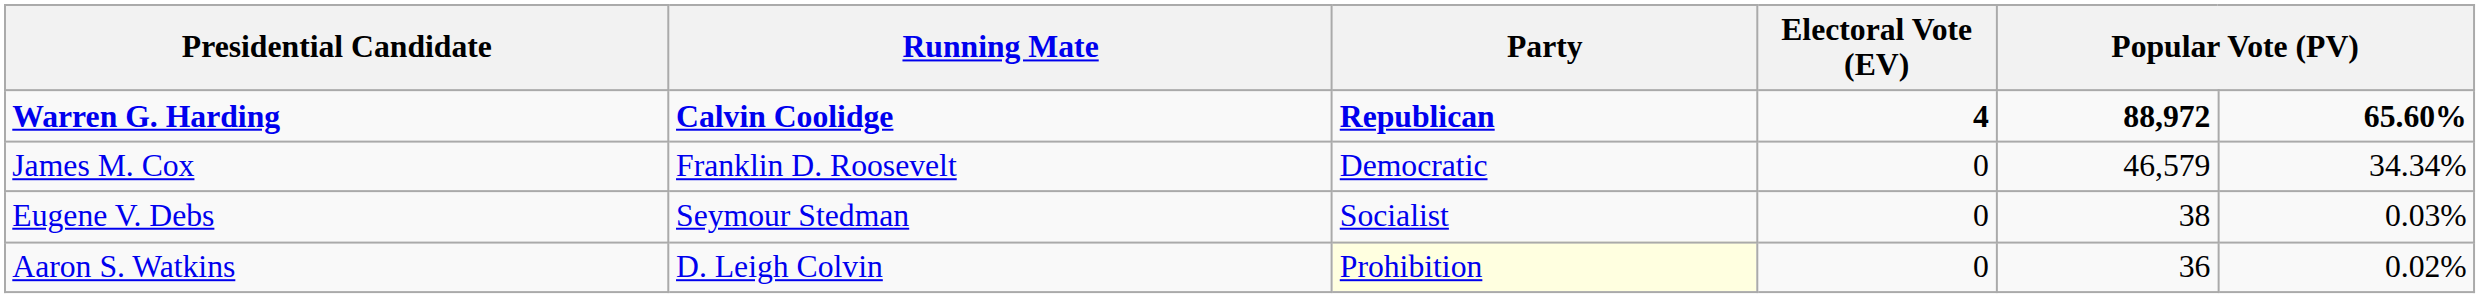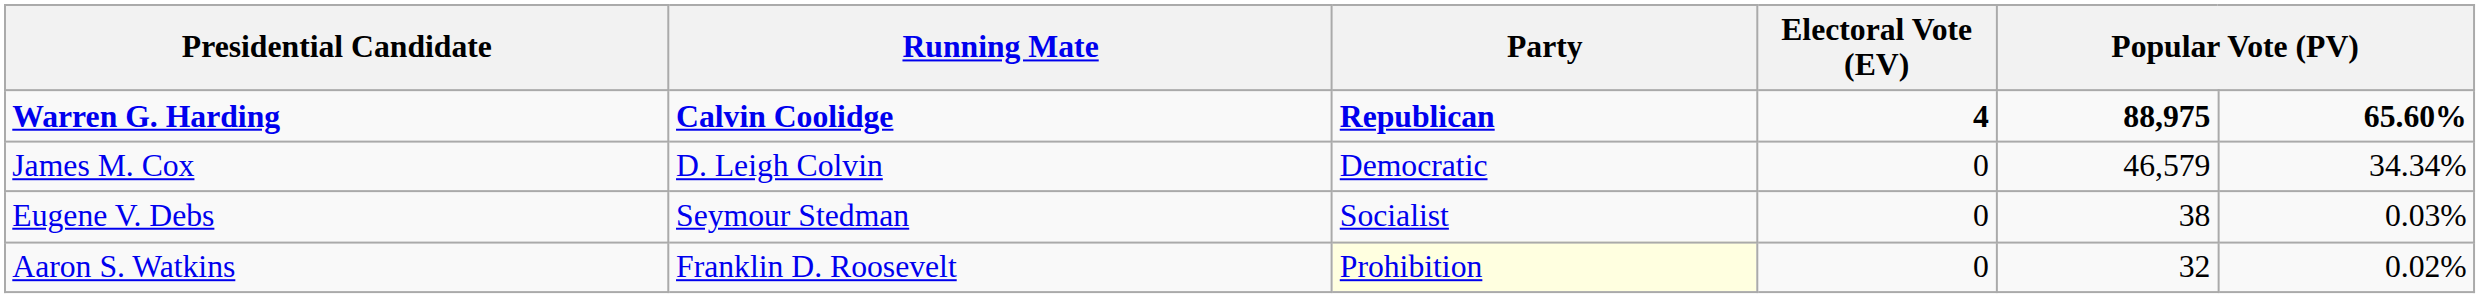(2167, 115) 88,972 -> (2167, 115) 88,975
(816, 165) Franklin D. Roosevelt -> (779, 165) D. Leigh Colvin
(779, 266) D. Leigh Colvin -> (816, 266) Franklin D. Roosevelt
(2195, 266) 36 -> (2195, 266) 32
